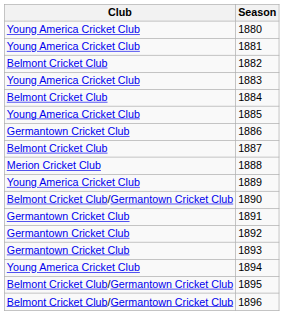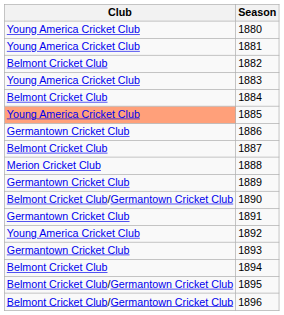(73, 115) no background -> (73, 115) lightsalmon background
(73, 183) Young America Cricket Club -> (68, 183) Germantown Cricket Club
(68, 234) Germantown Cricket Club -> (73, 234) Young America Cricket Club
(73, 268) Young America Cricket Club -> (57, 268) Belmont Cricket Club
